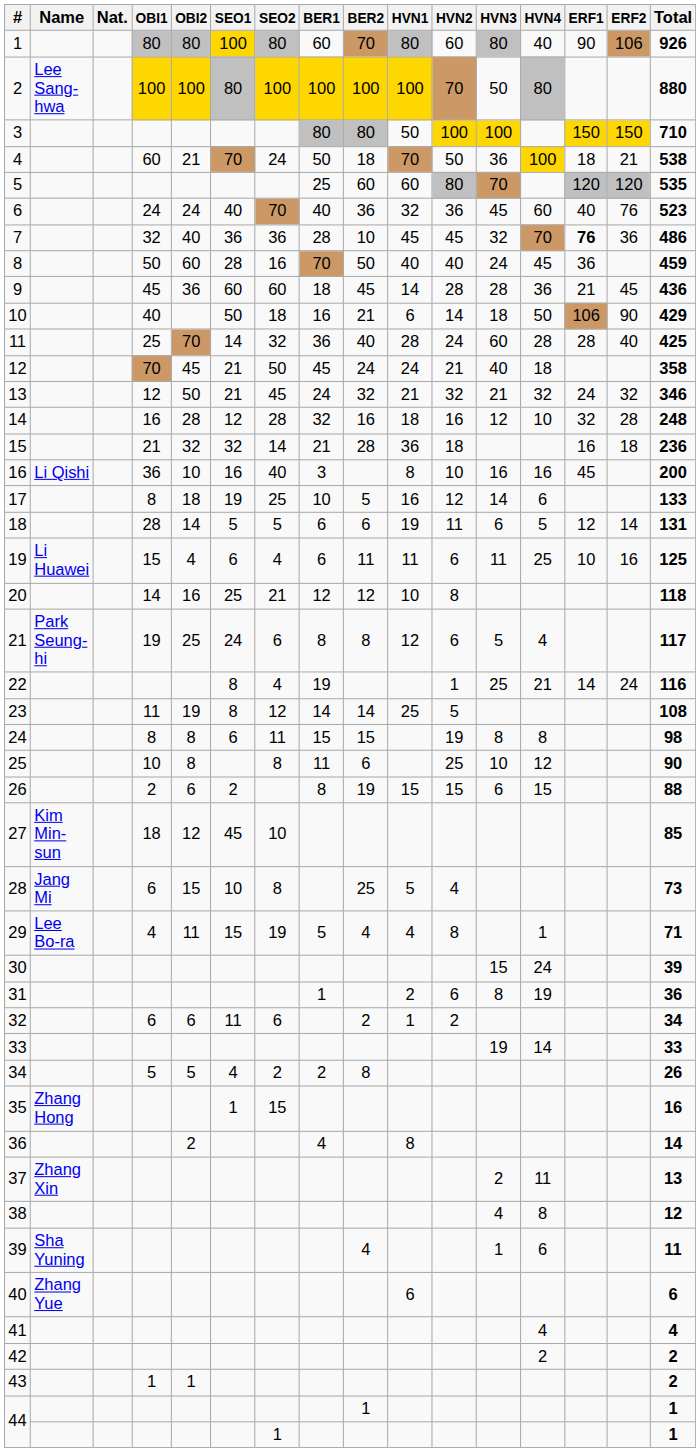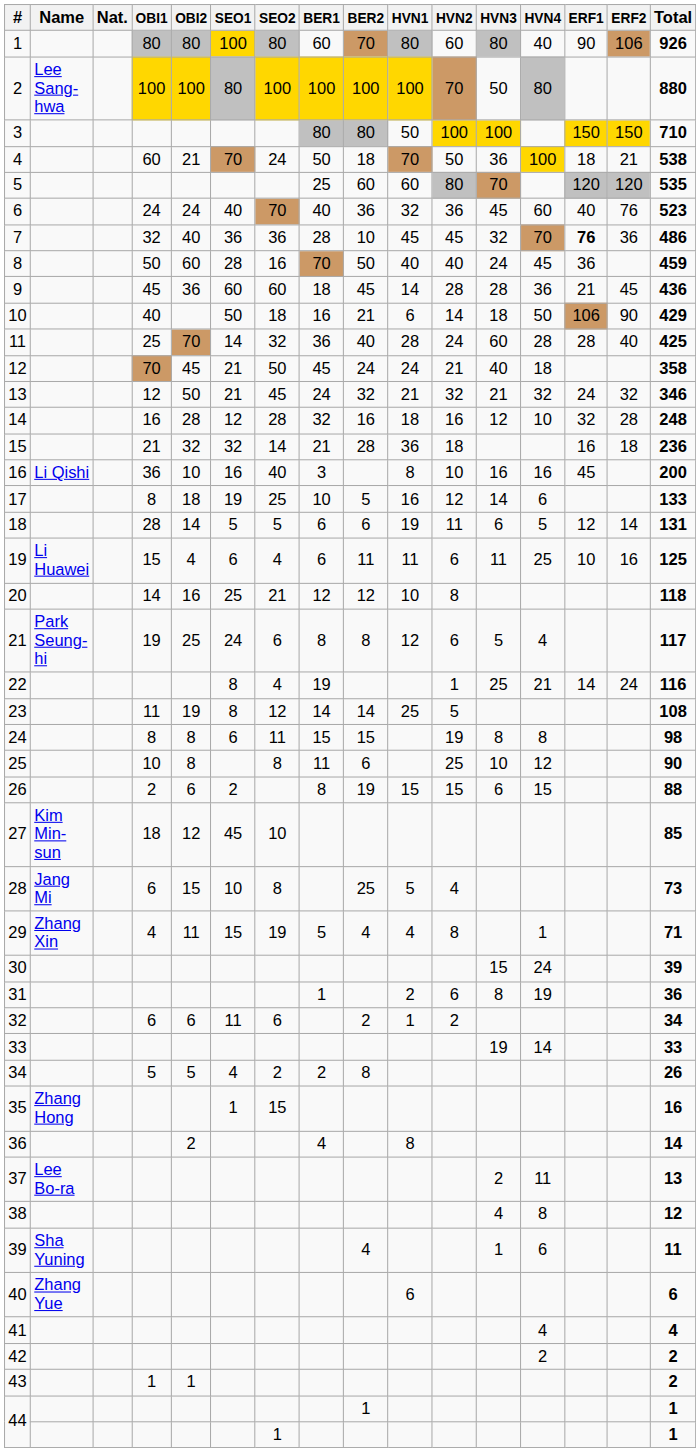(54, 933) Lee Bo-ra -> (58, 933) Zhang Xin
(58, 1179) Zhang Xin -> (54, 1179) Lee Bo-ra
